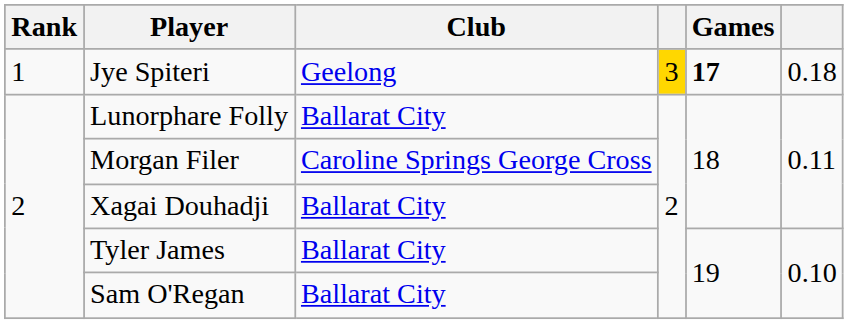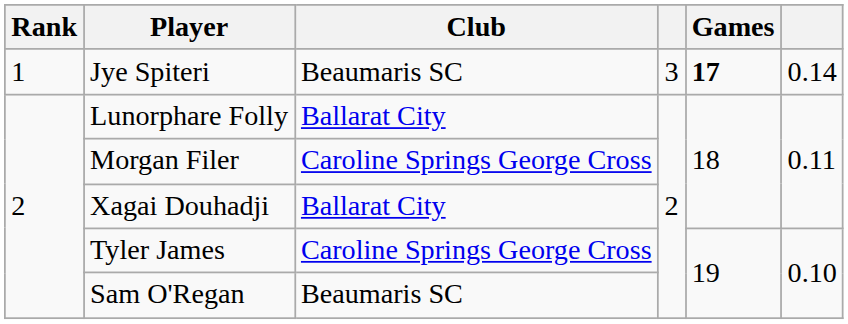(349, 71) Geelong -> (382, 71) Beaumaris SC
(672, 71) gold background -> (672, 71) no background
(812, 71) 0.18 -> (812, 71) 0.14
(373, 250) Ballarat City -> (476, 250) Caroline Springs George Cross
(373, 294) Ballarat City -> (382, 294) Beaumaris SC
